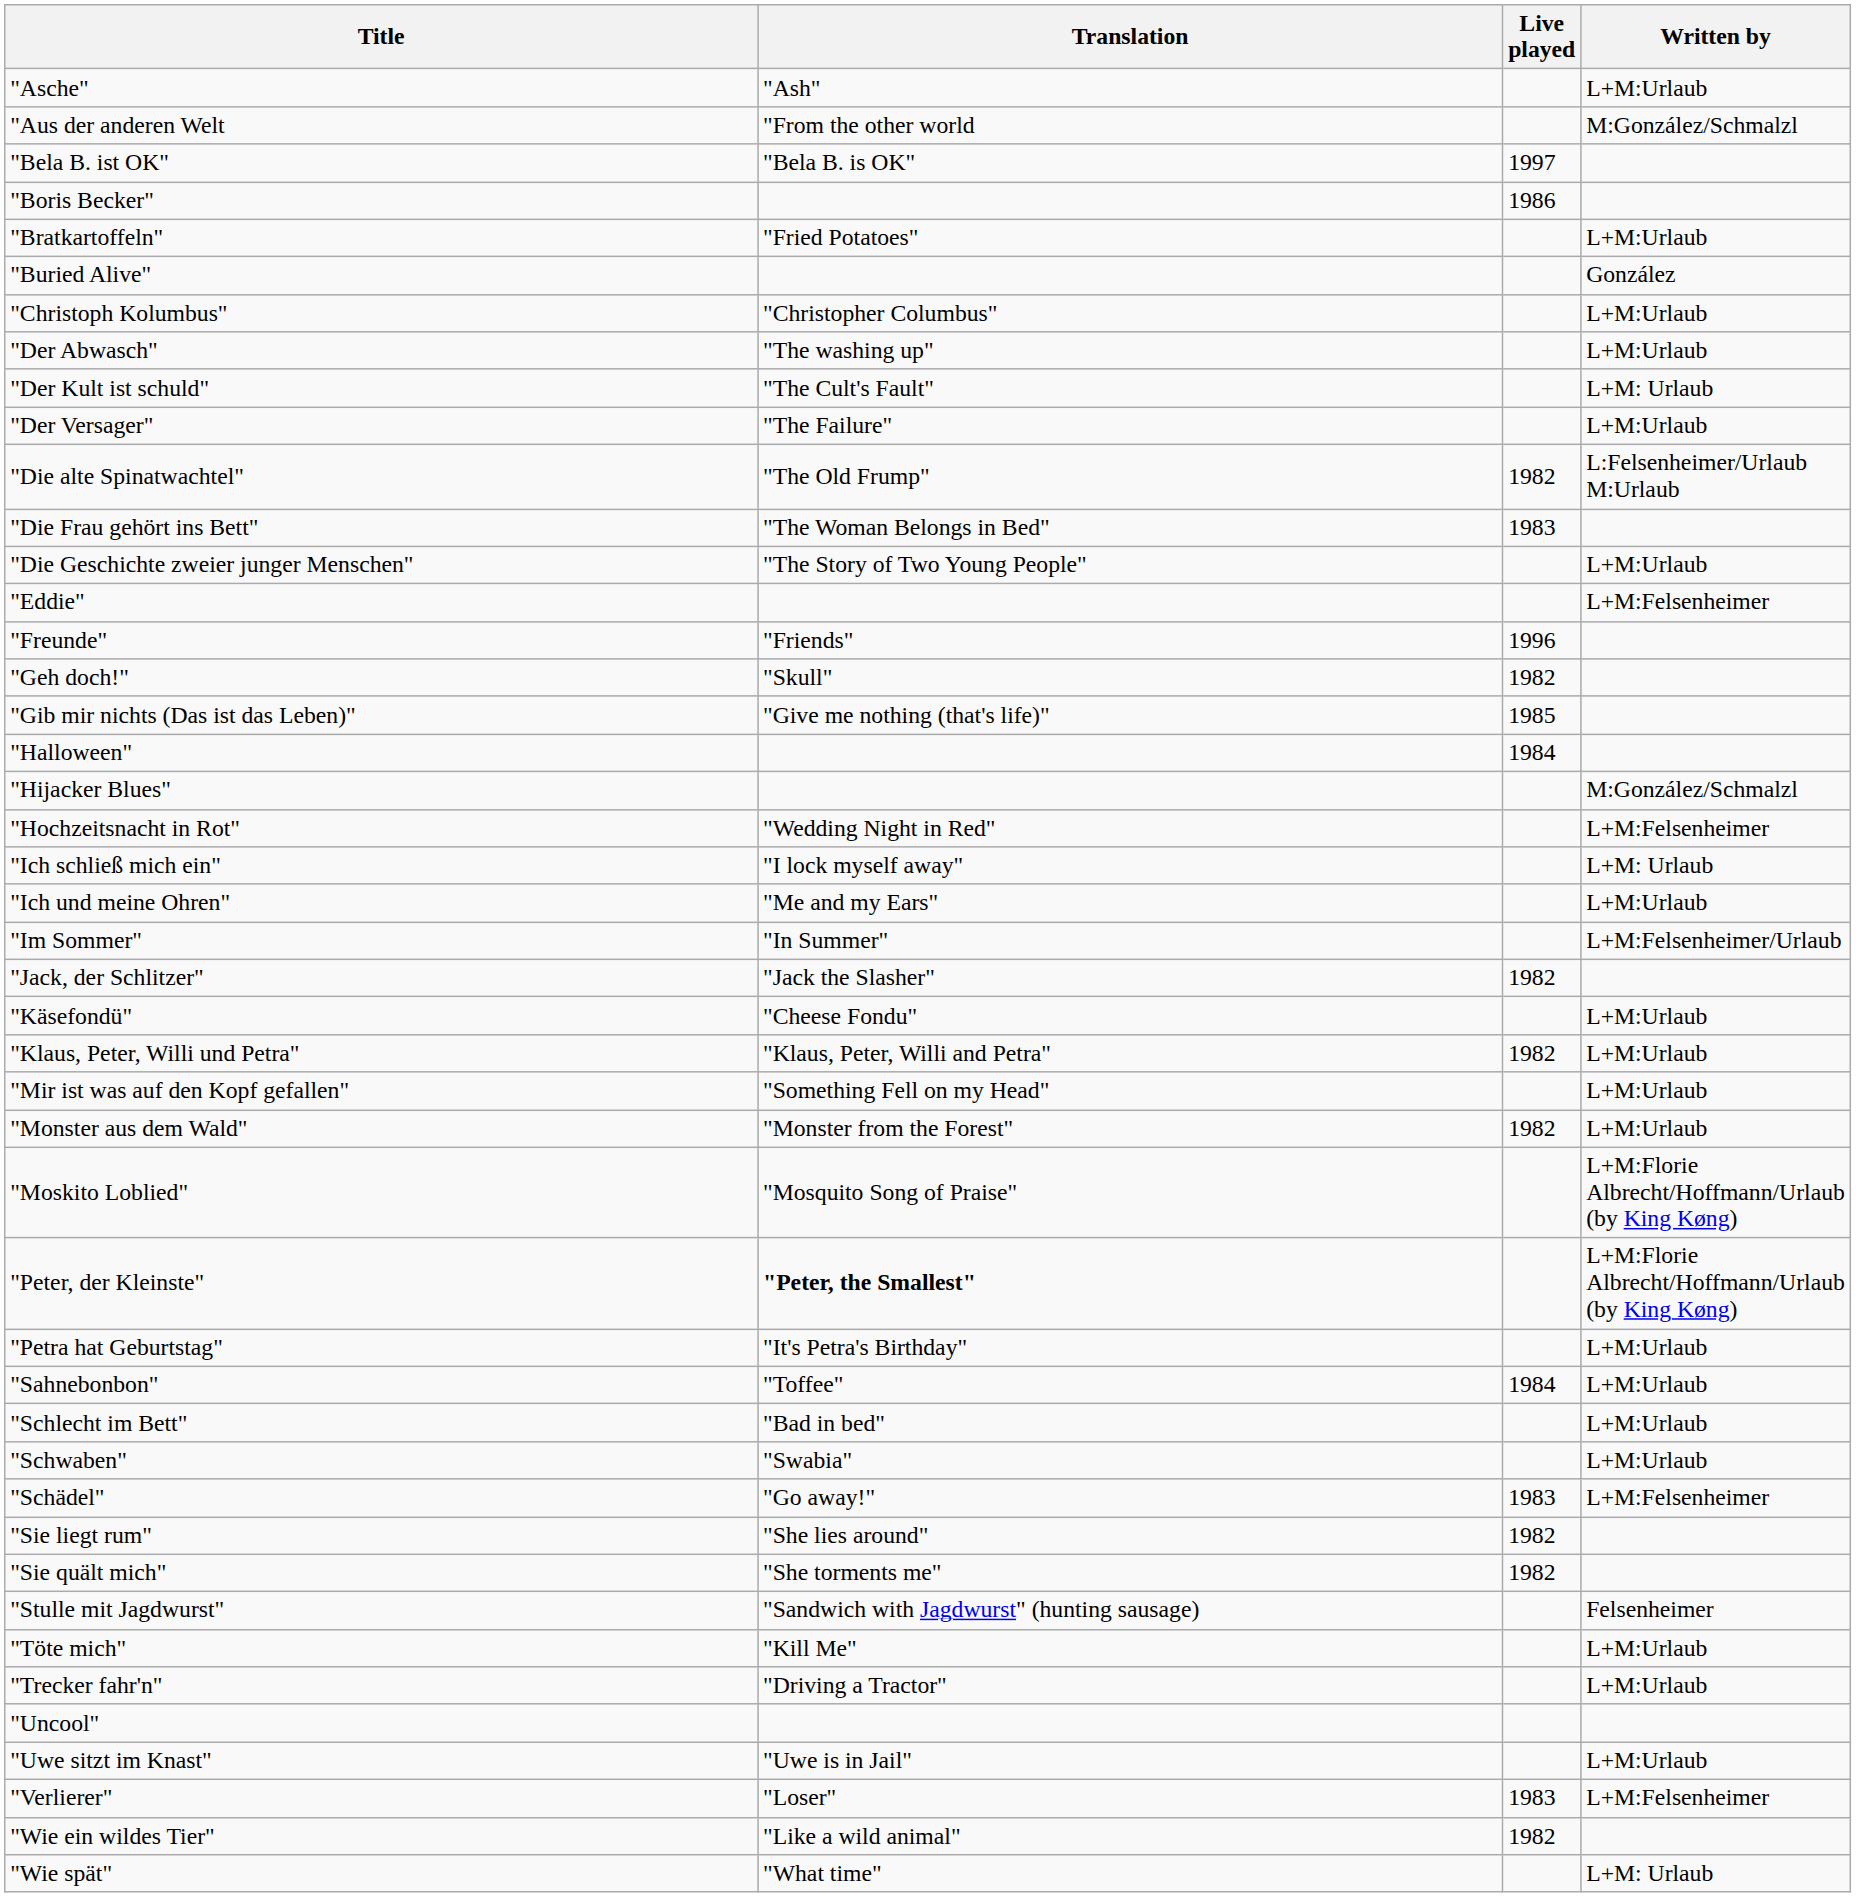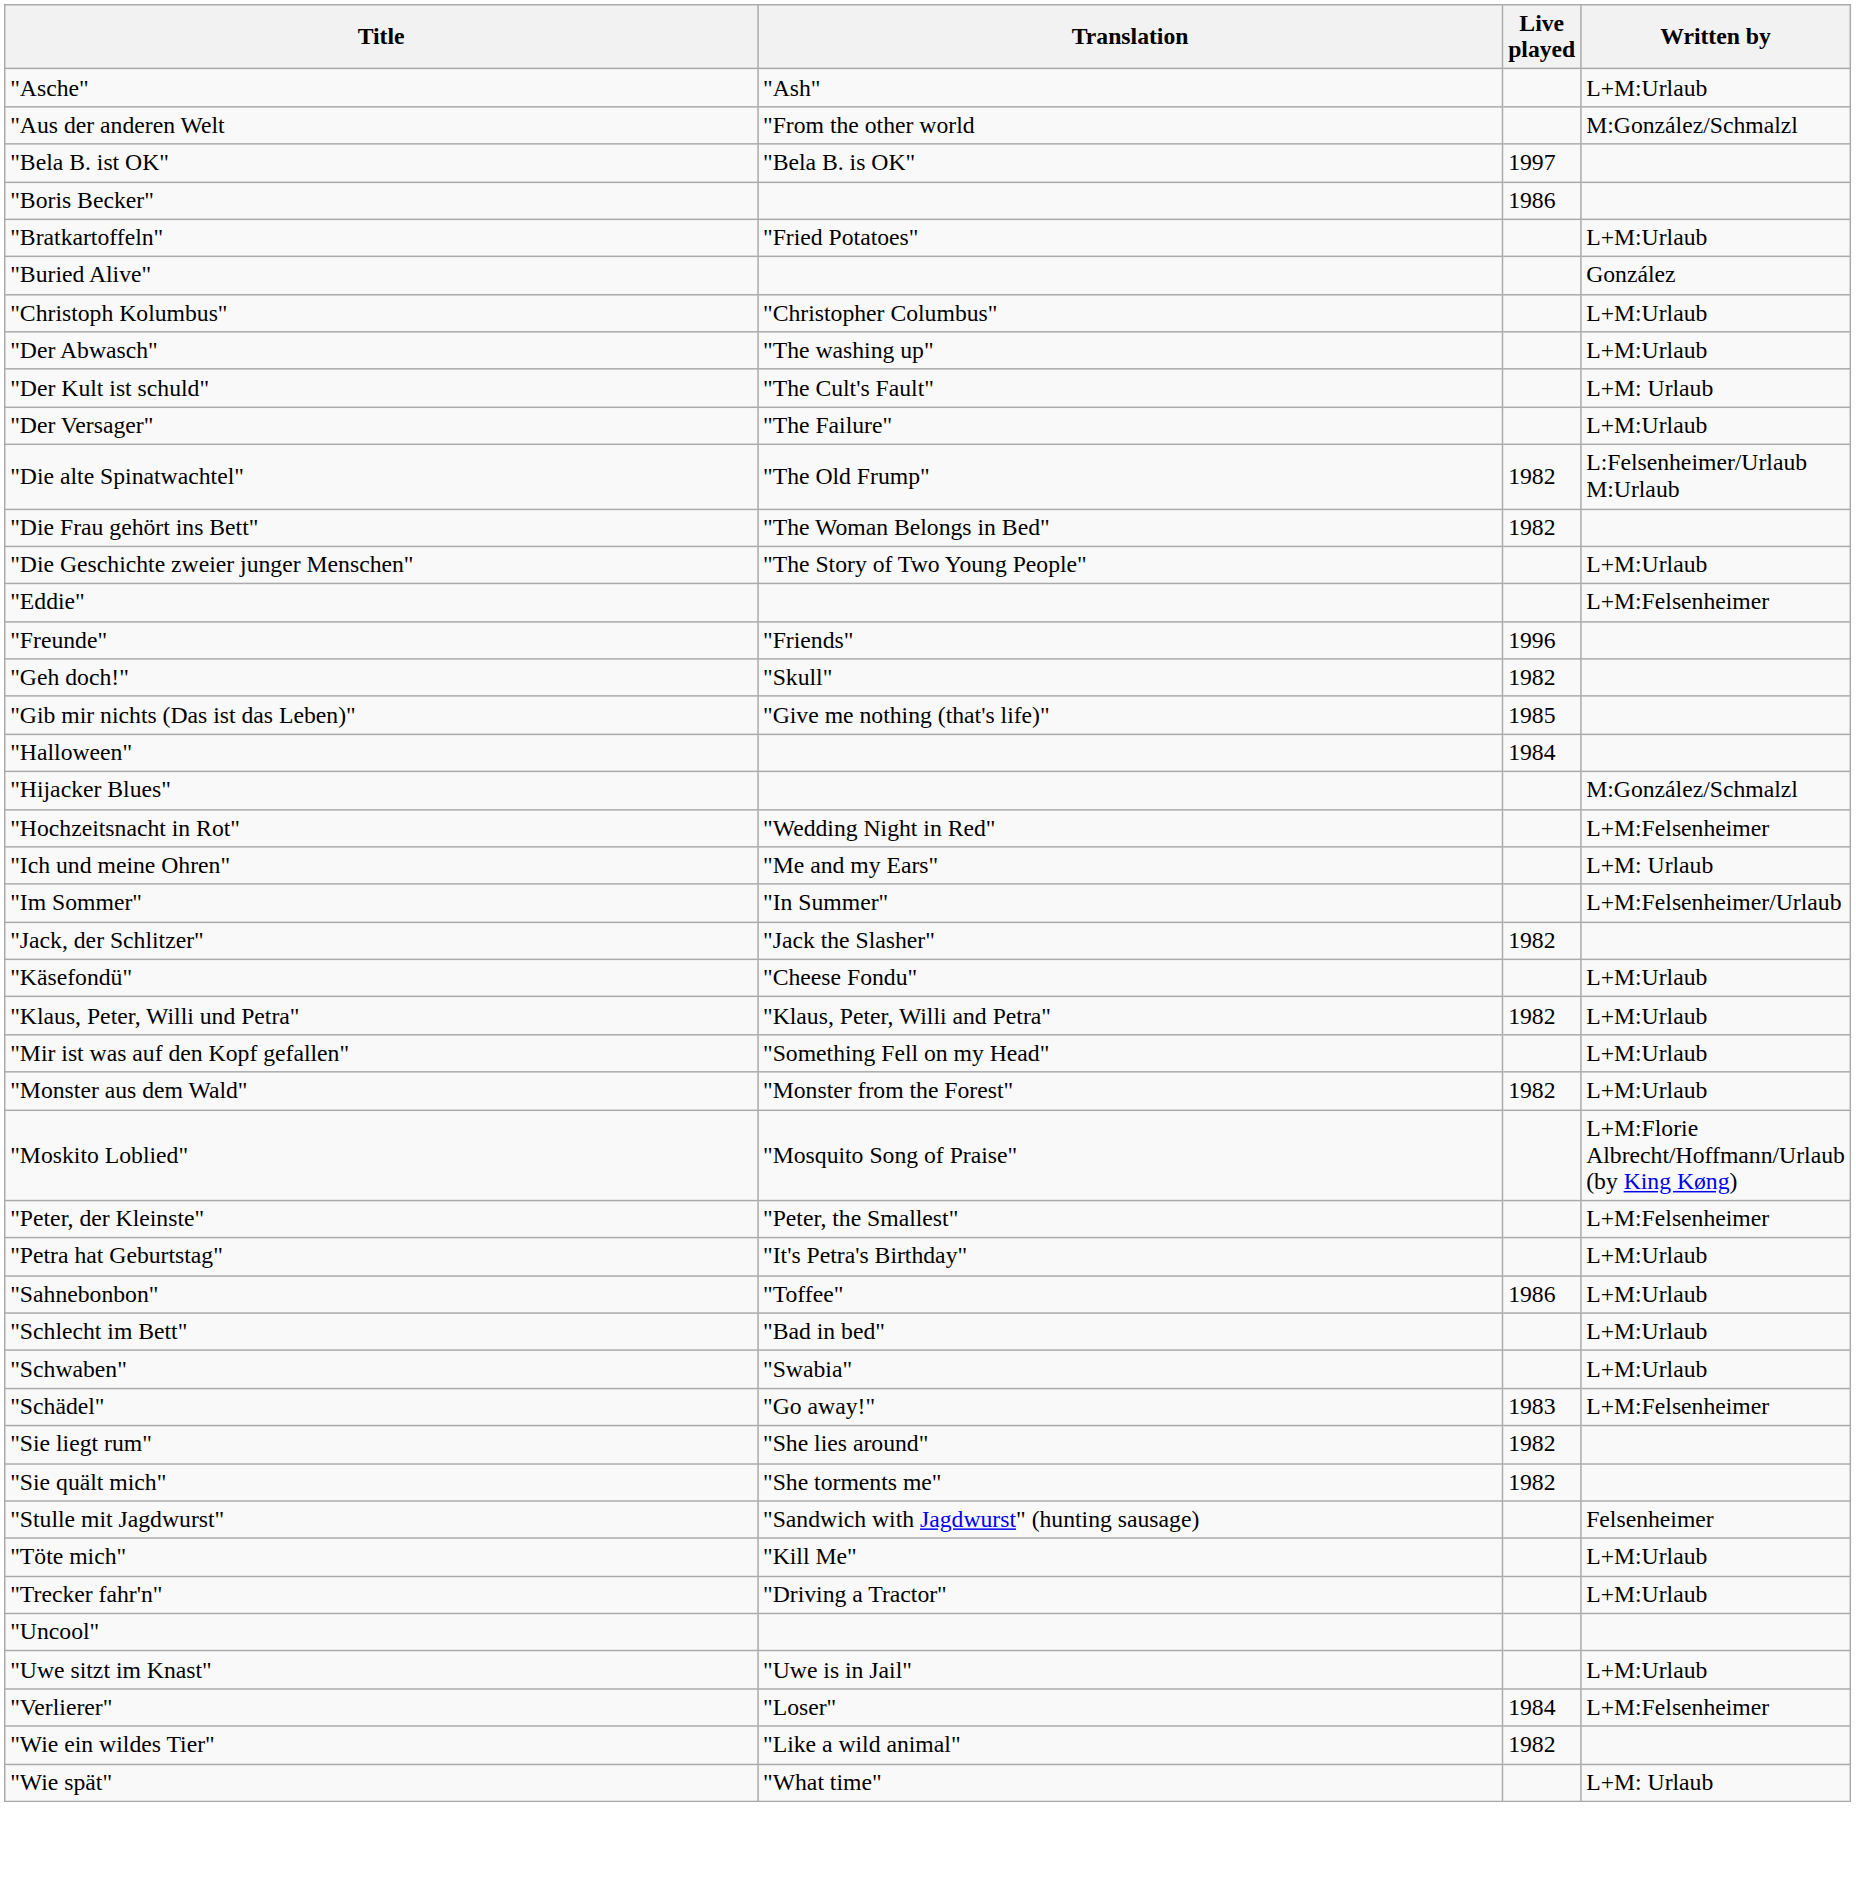(1532, 527) 1983 -> (1532, 527) 1982
- row: (116, 865)
(1647, 902) L+M:Urlaub -> (1650, 865) L+M: Urlaub
(869, 1283) bold -> (861, 1218) normal
(1715, 1283) L+M:Florie Albrecht/Hoffmann/Urlaub (by King Køng) -> (1678, 1218) L+M:Felsenheimer
(1532, 1384) 1984 -> (1532, 1294) 1986
(1532, 1797) 1983 -> (1532, 1707) 1984
